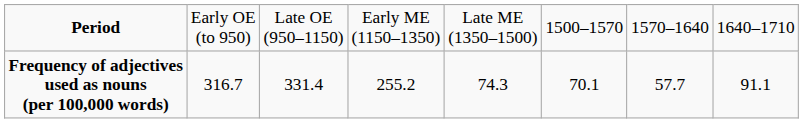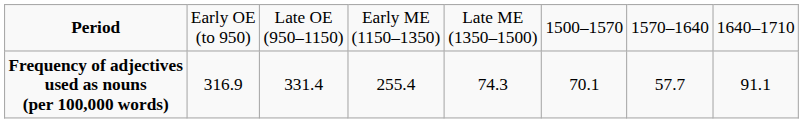(223, 84) 316.7 -> (223, 84) 316.9
(396, 84) 255.2 -> (396, 84) 255.4
